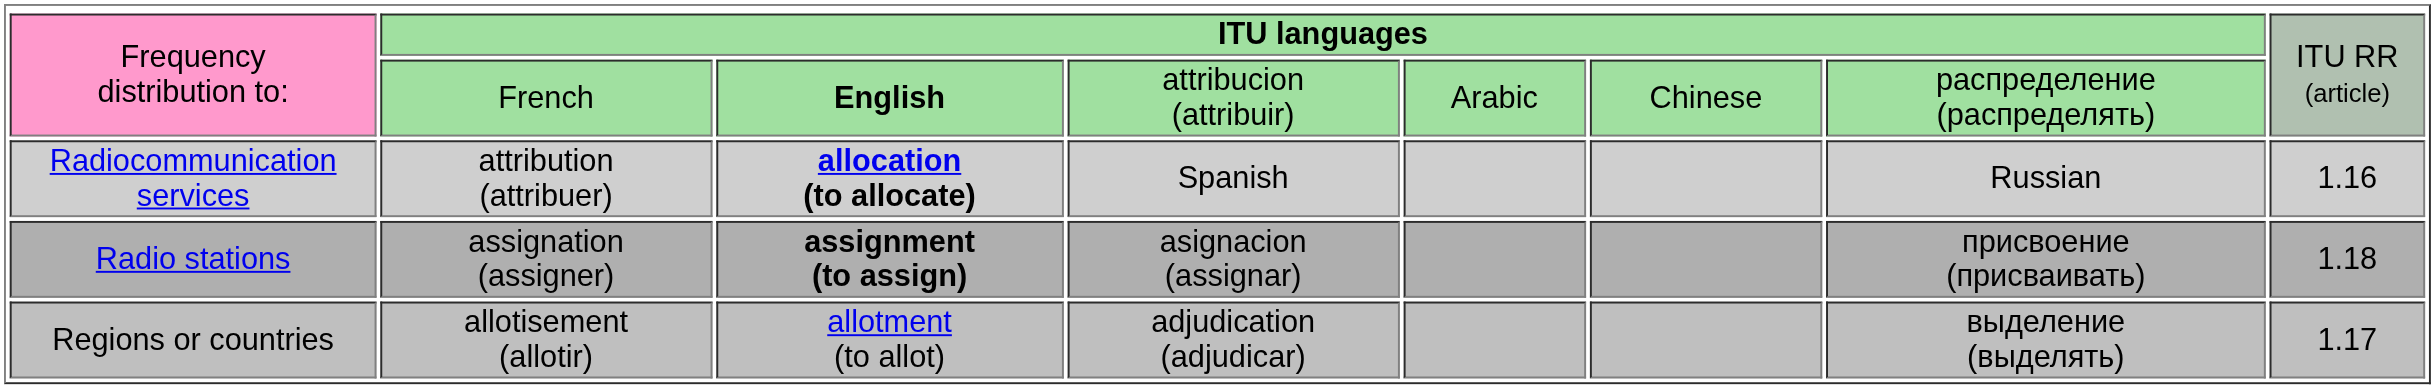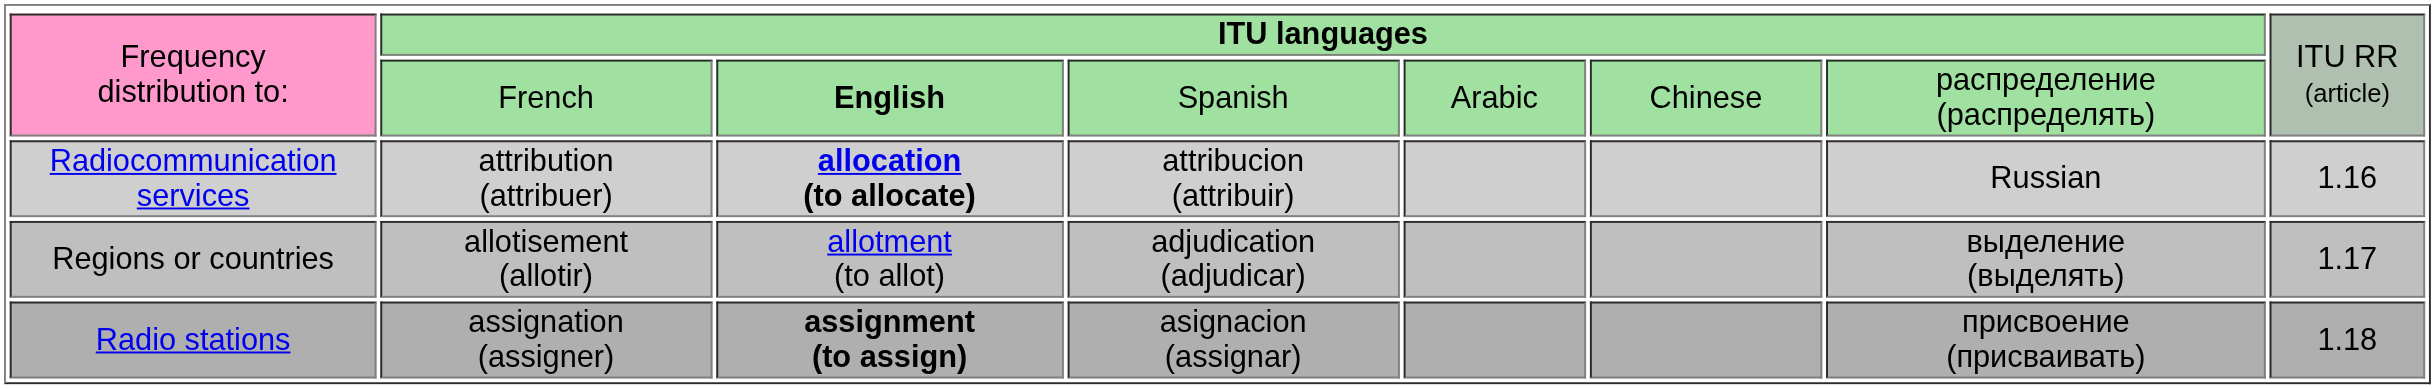(1233, 97) attribucion (attribuir) -> (1233, 97) Spanish
(1233, 178) Spanish -> (1233, 178) attribucion (attribuir)
rows swapped: (546, 339) <-> (546, 258)
